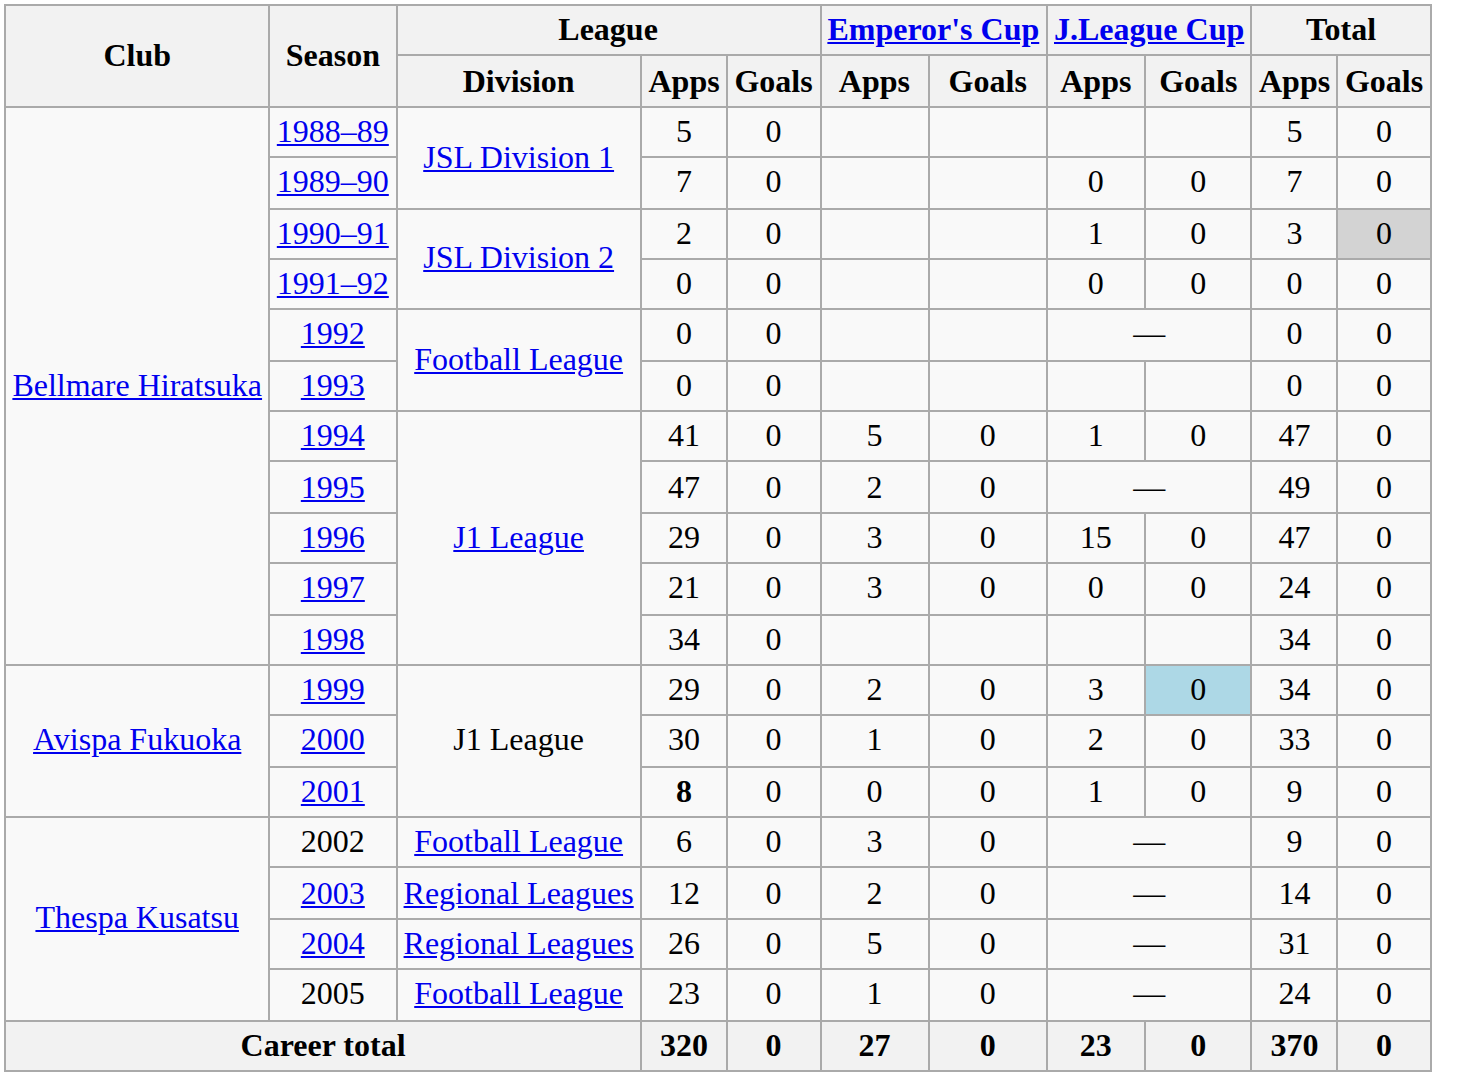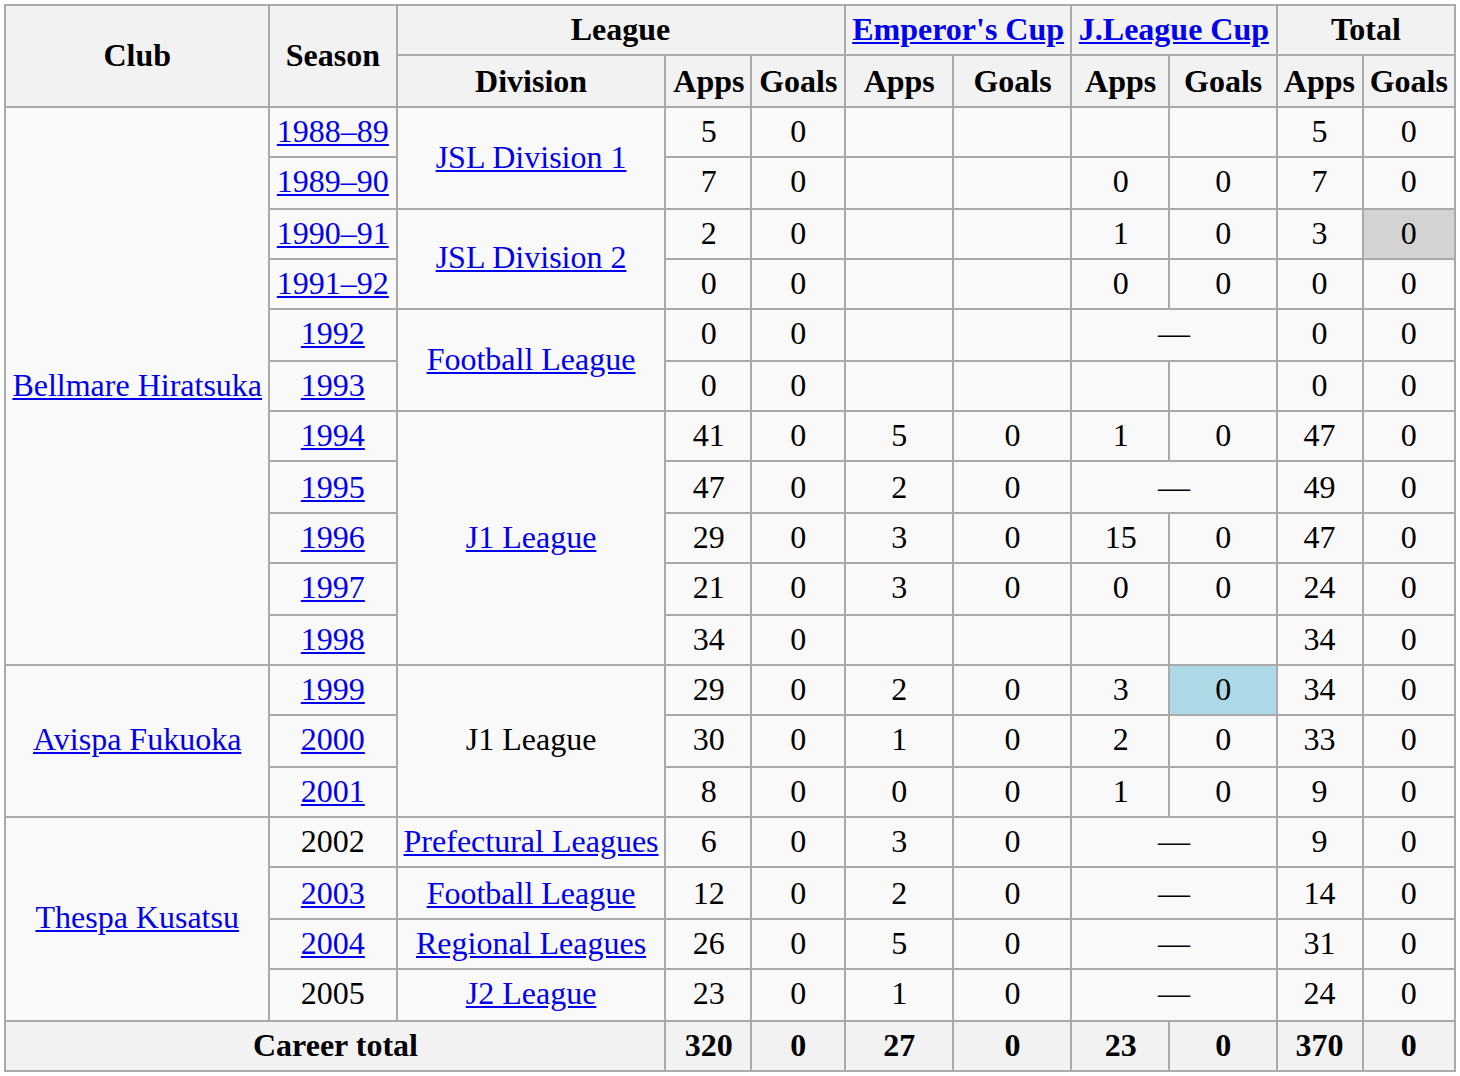(684, 791) bold -> (709, 791) normal
(519, 841) Football League -> (531, 841) Prefectural Leagues
(519, 892) Regional Leagues -> (531, 892) Football League
(519, 994) Football League -> (531, 994) J2 League
